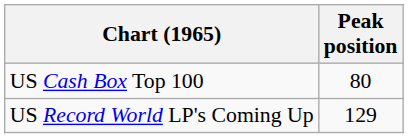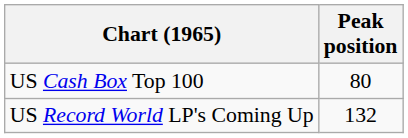(361, 115) 129 -> (361, 115) 132
